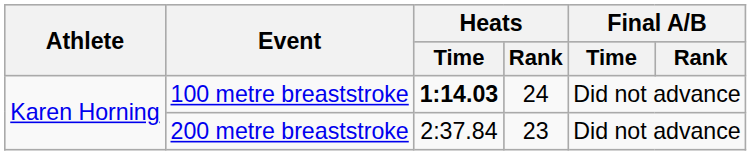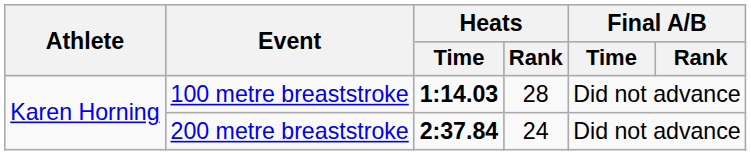(536, 95) 24 -> (536, 95) 28
(459, 131) normal -> (459, 131) bold
(536, 131) 23 -> (536, 131) 24
